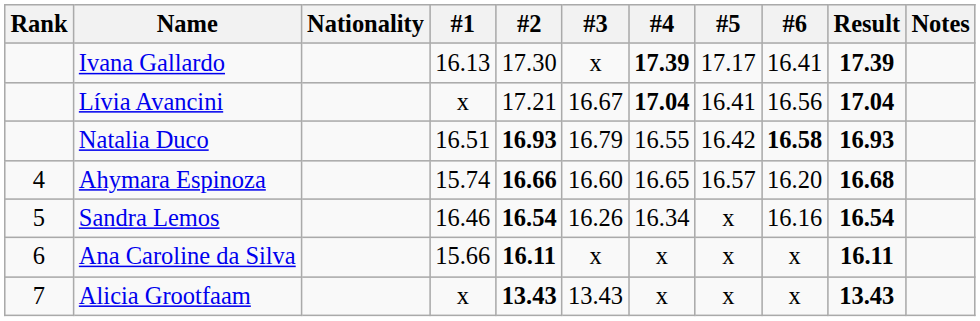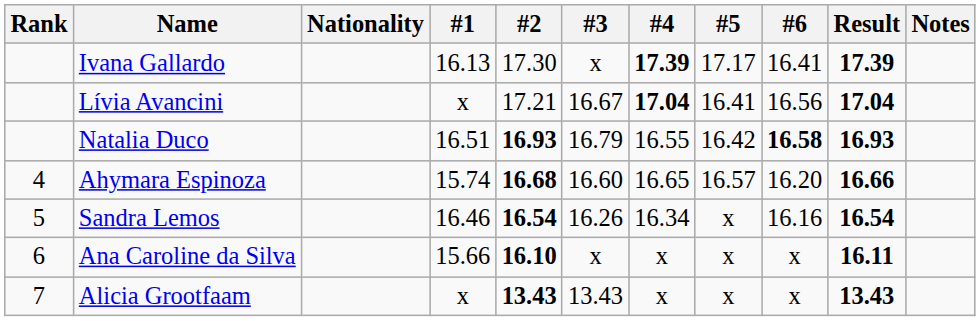(529, 179) 16.66 -> (529, 179) 16.68
(867, 179) 16.68 -> (867, 179) 16.66
(529, 256) 16.11 -> (529, 256) 16.10
